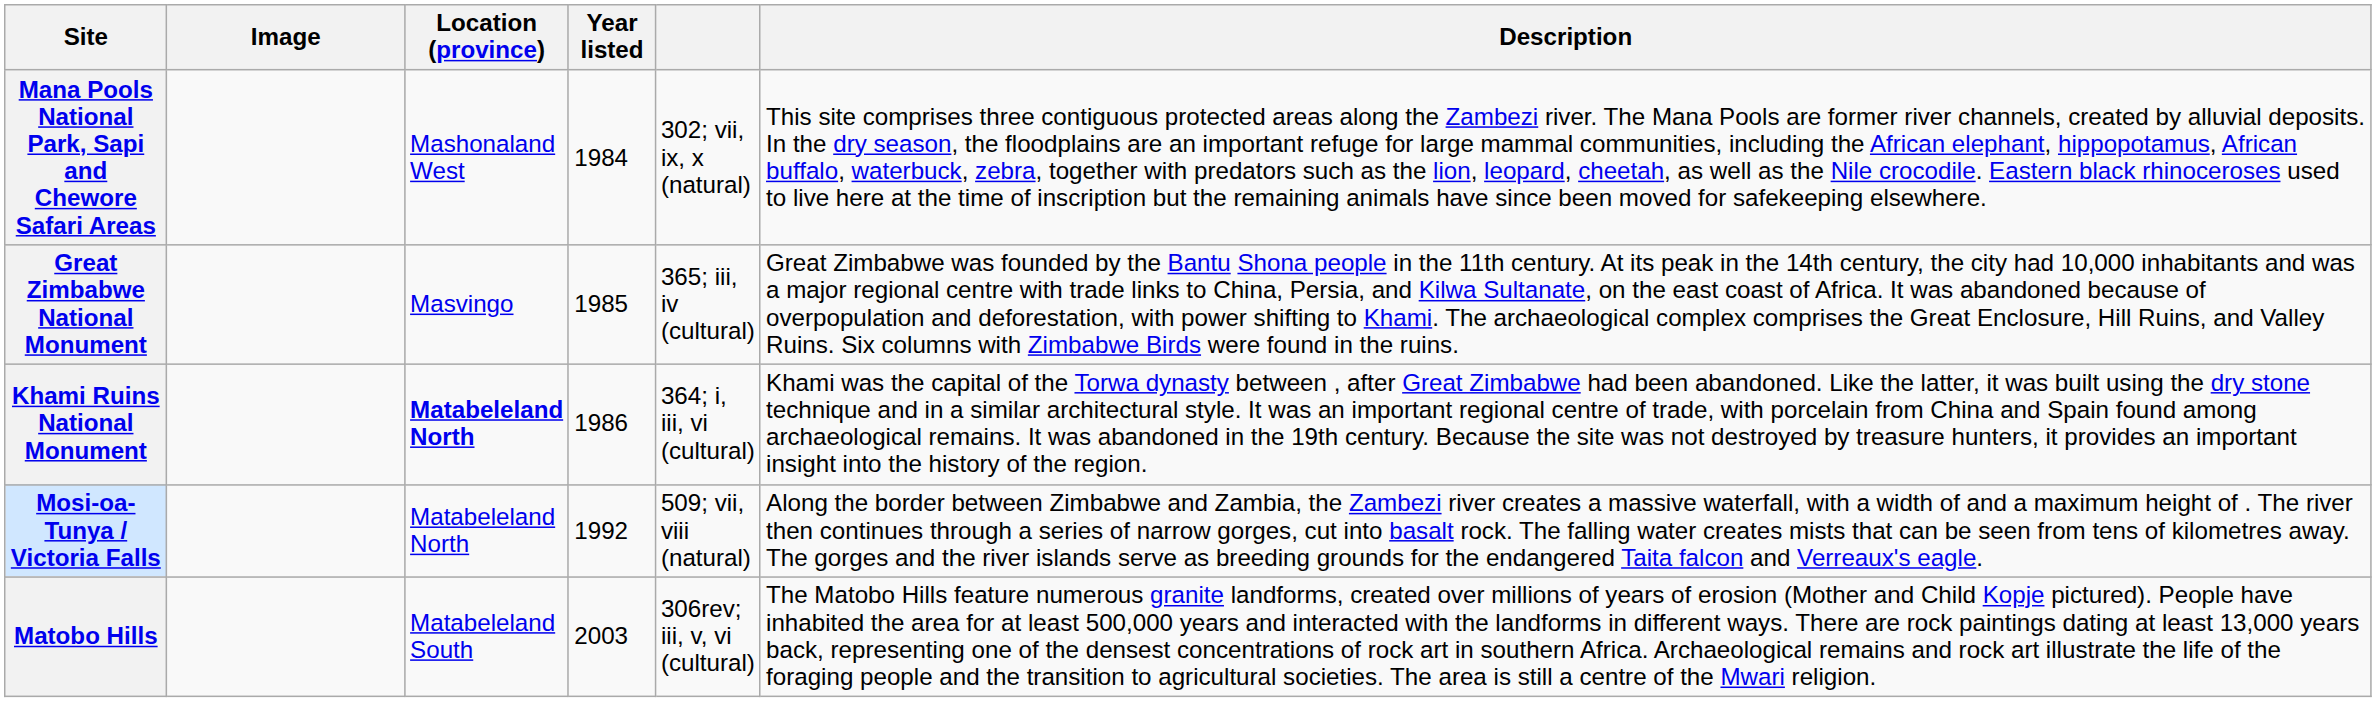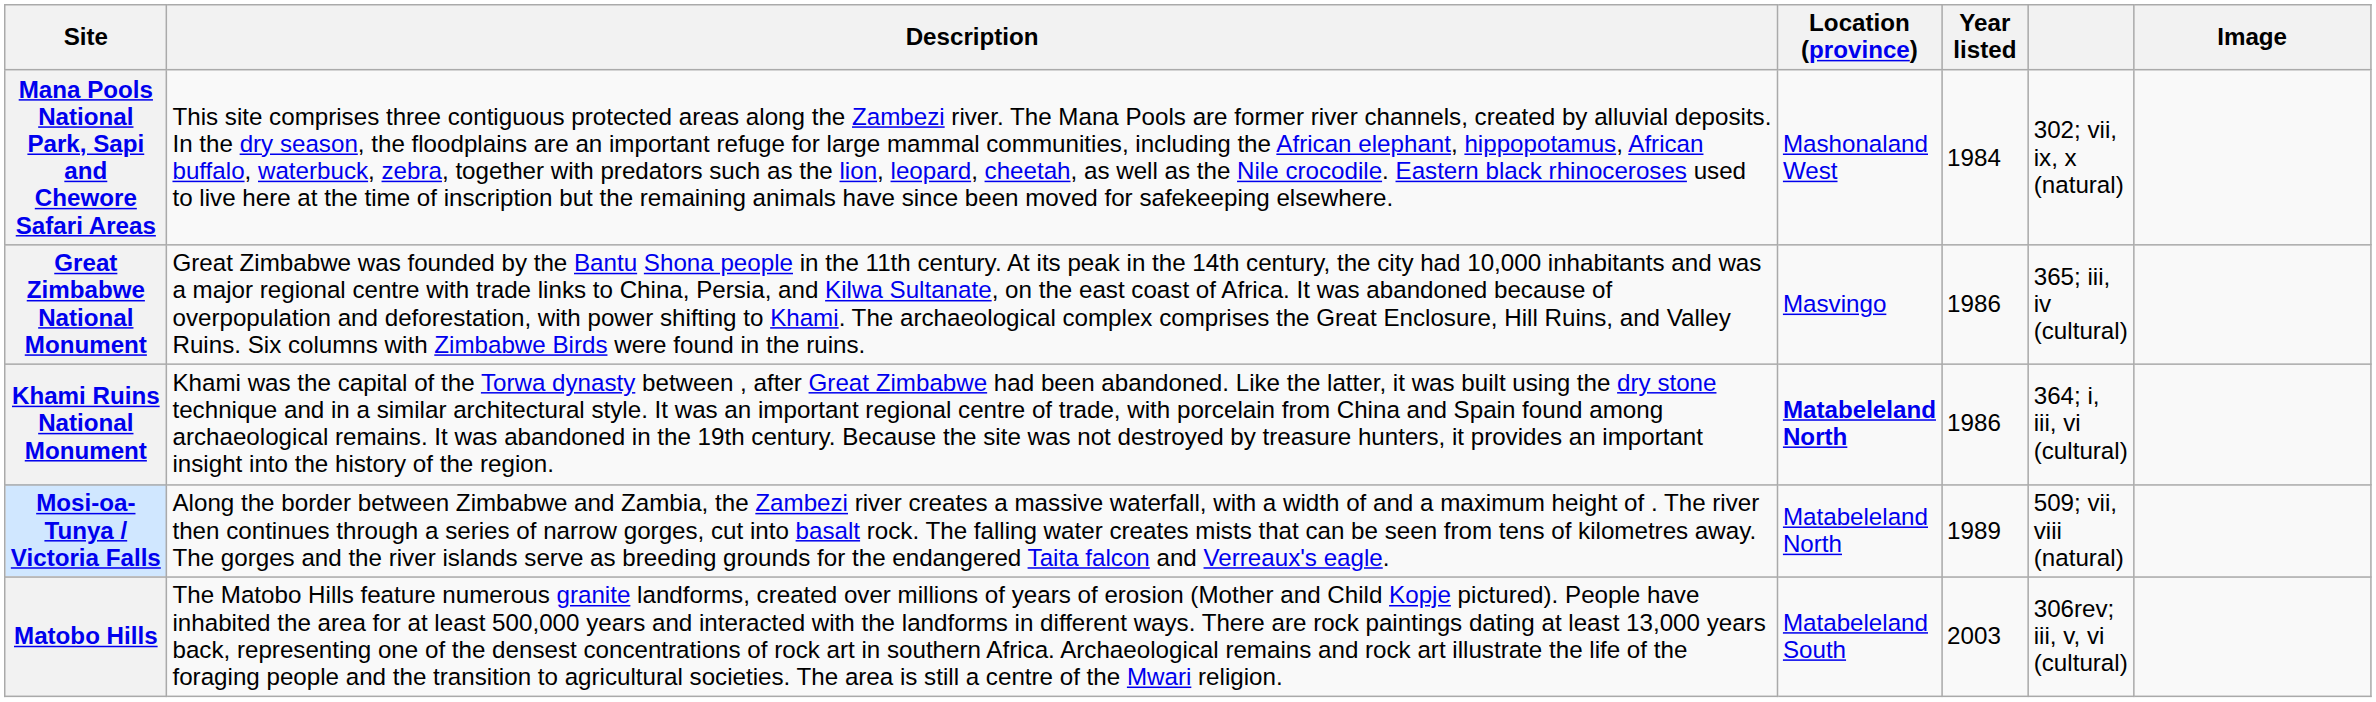columns swapped: (286, 37) <-> (1566, 37)
(601, 304) 1985 -> (1974, 304) 1986
(601, 530) 1992 -> (1974, 530) 1989
